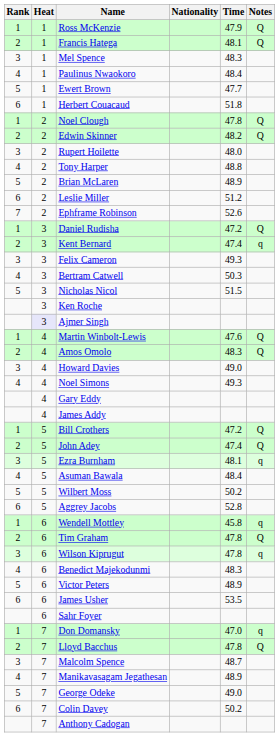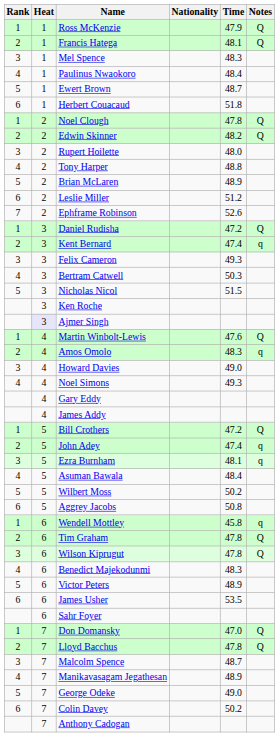(233, 89) 47.7 -> (233, 89) 48.7
(260, 352) Q -> (260, 352) q
(260, 445) Q -> (260, 445) q
(233, 507) 52.8 -> (233, 507) 50.8
(260, 553) q -> (260, 553) Q
(260, 631) q -> (260, 631) Q
